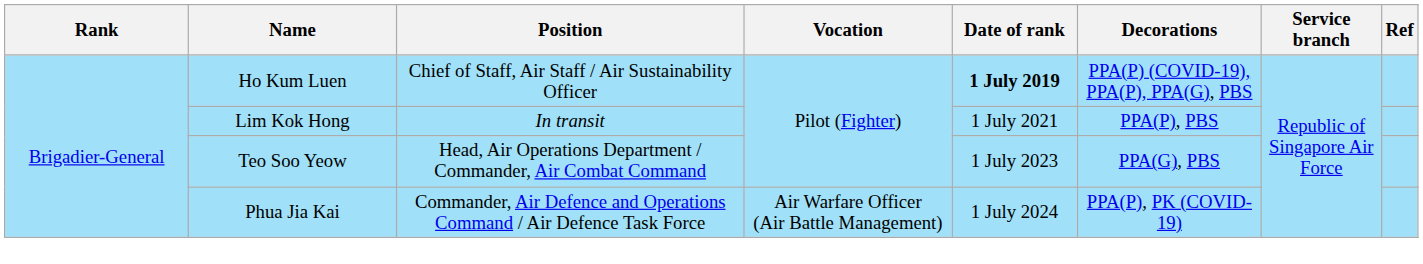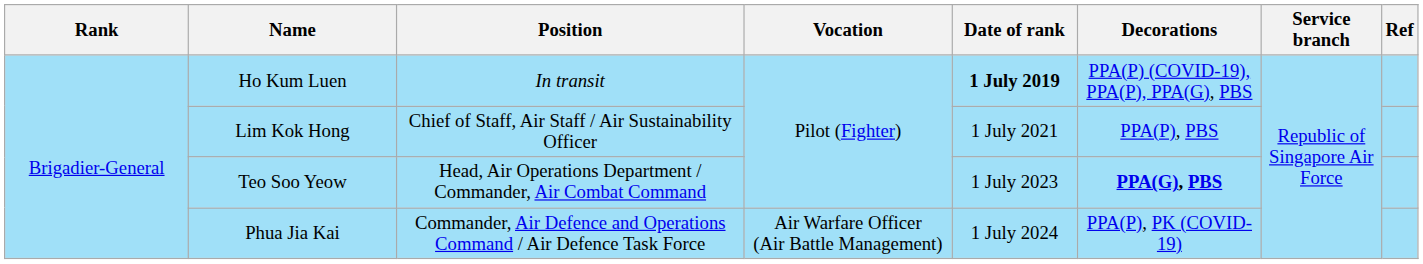(570, 80) Chief of Staff, Air Staff / Air Sustainability Officer -> (570, 80) In transit
(570, 120) In transit -> (570, 131) Chief of Staff, Air Staff / Air Sustainability Officer
(1169, 161) normal -> (1169, 182) bold
